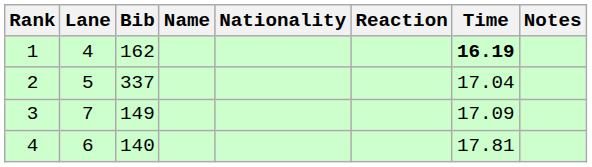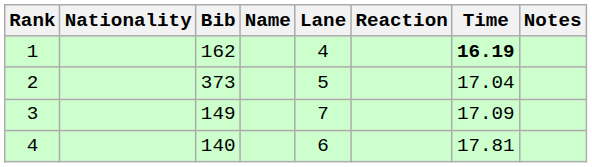columns swapped: (88, 20) <-> (283, 20)
(137, 83) 337 -> (218, 83) 373
